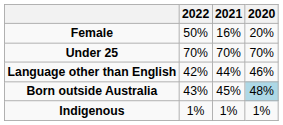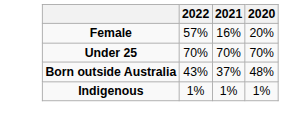(196, 33) 50% -> (196, 33) 57%
- row: (92, 72)
(229, 91) 45% -> (229, 72) 37%
(262, 91) lightblue background -> (262, 72) no background
